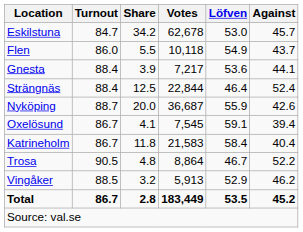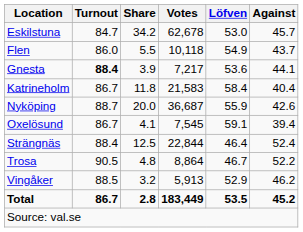(107, 69) normal -> (107, 69) bold
rows swapped: (38, 143) <-> (34, 87)
